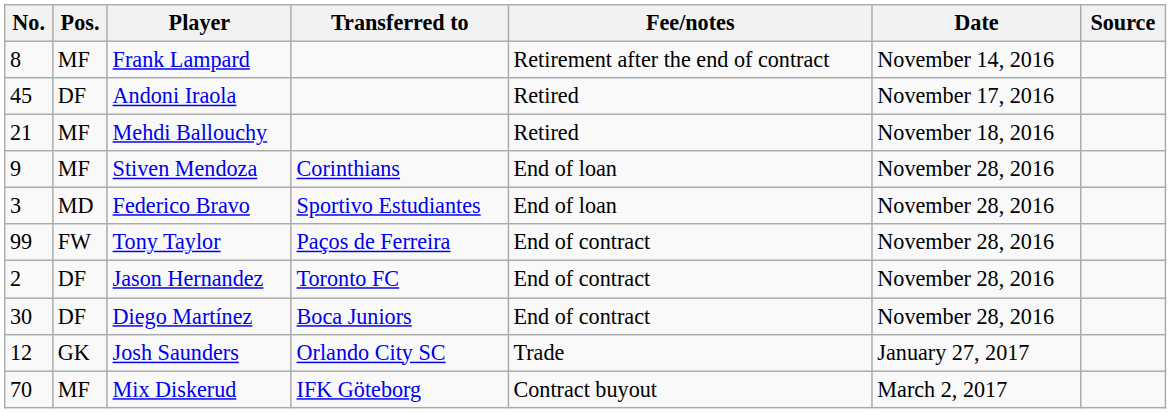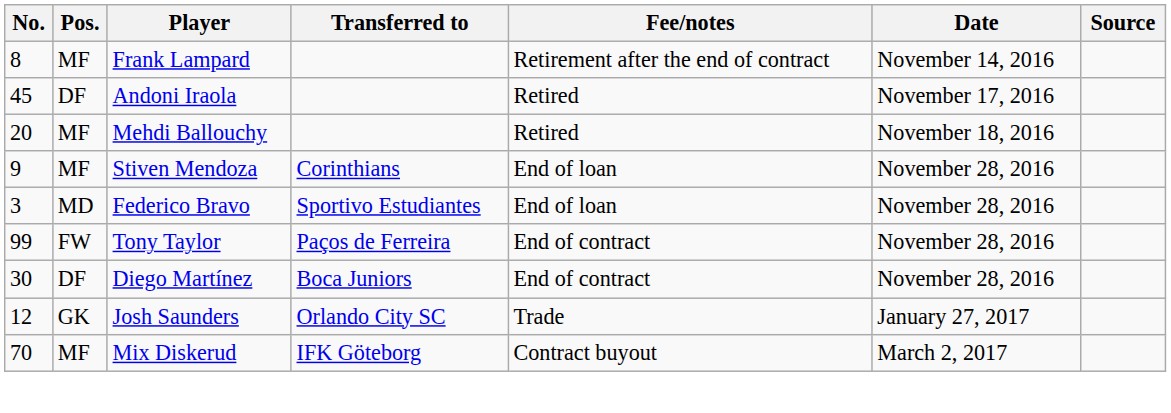(21, 132) 21 -> (21, 132) 20
- row: (188, 279)
